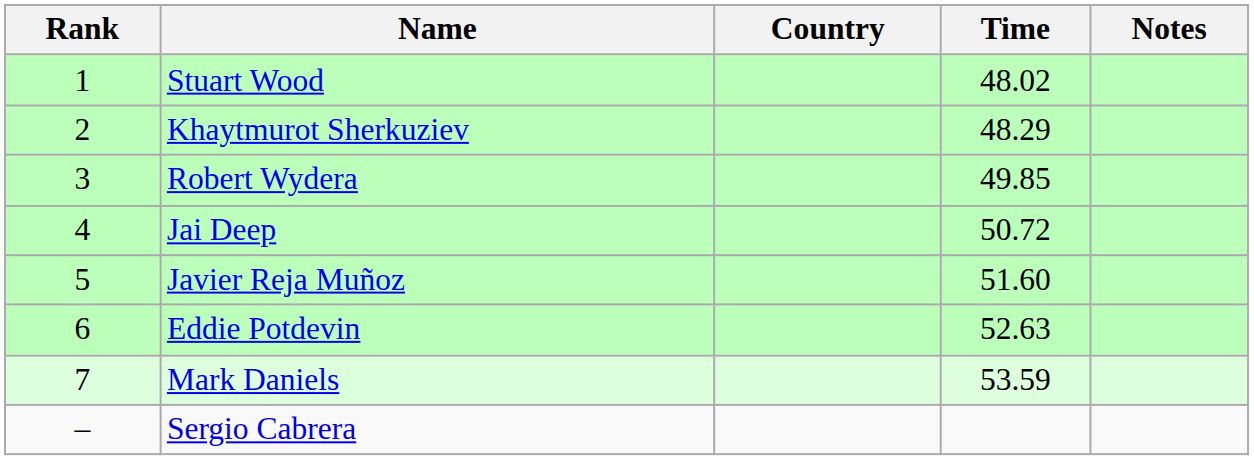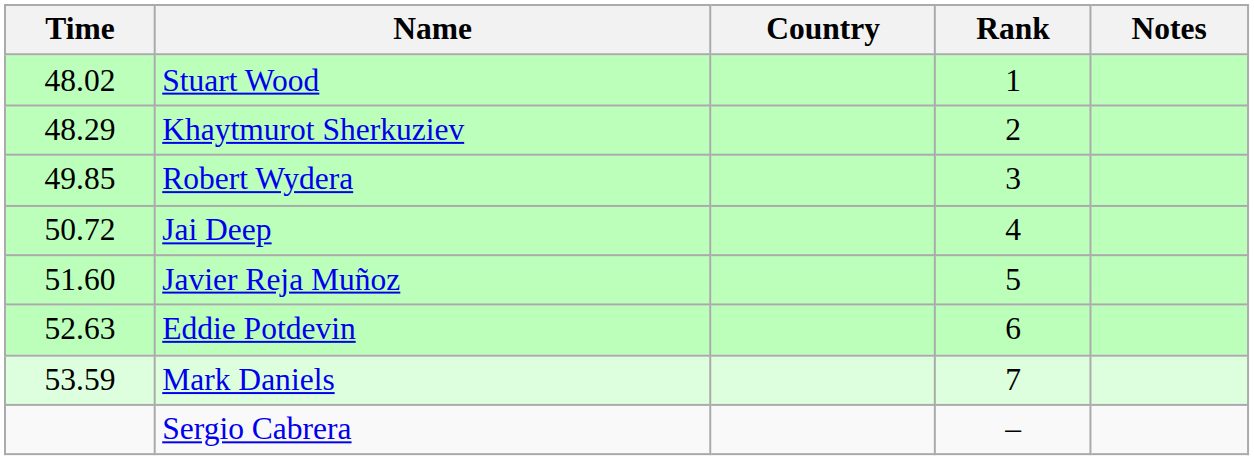columns swapped: (82, 29) <-> (1015, 29)
